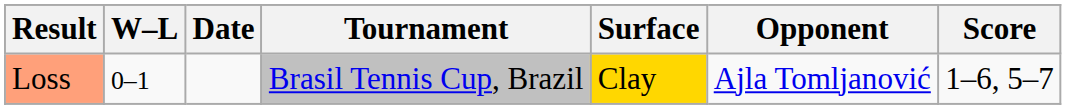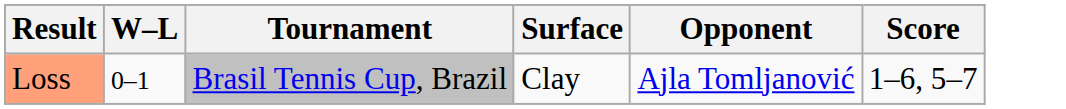- column: (224, 29)
(627, 78) gold background -> (551, 78) no background
